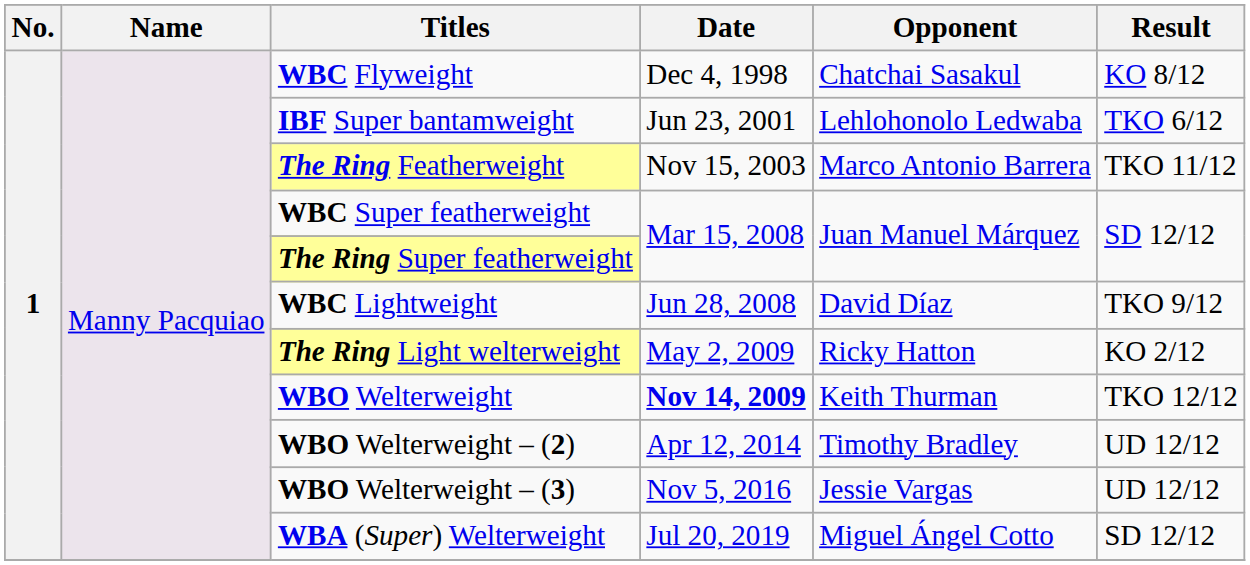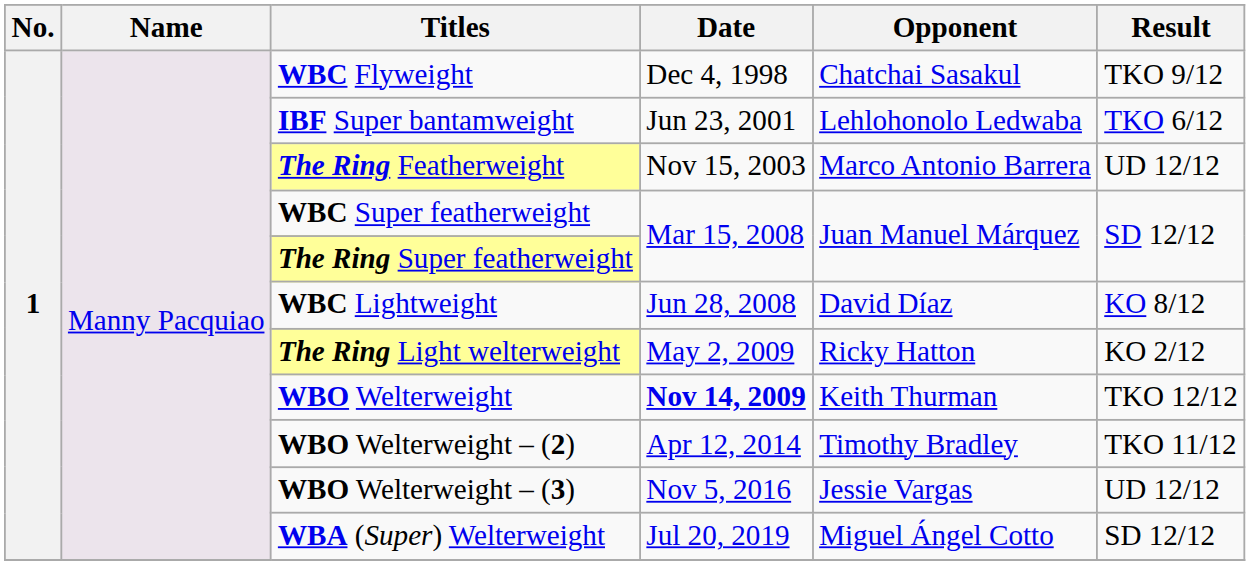(1155, 73) KO 8/12 -> (1164, 73) TKO 9/12
(1170, 166) TKO 11/12 -> (1162, 166) UD 12/12
(1164, 304) TKO 9/12 -> (1155, 304) KO 8/12
(1162, 443) UD 12/12 -> (1170, 443) TKO 11/12
